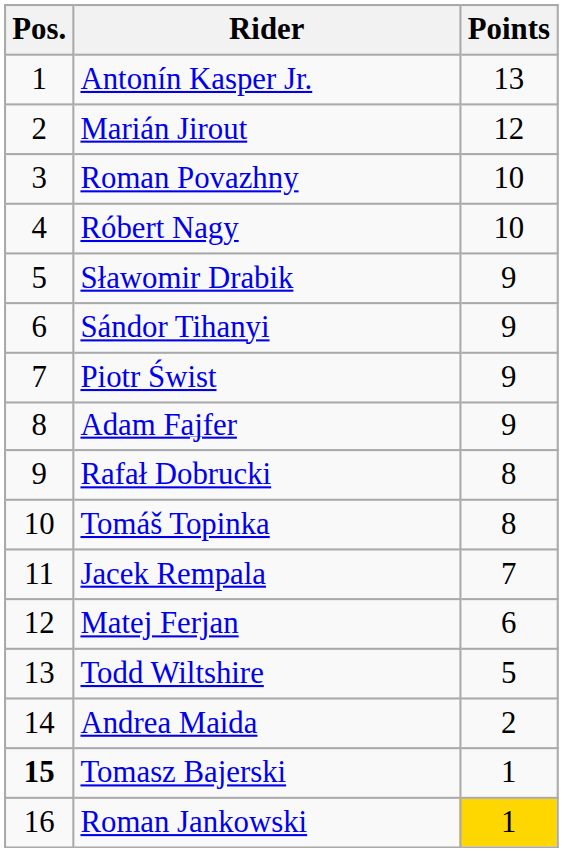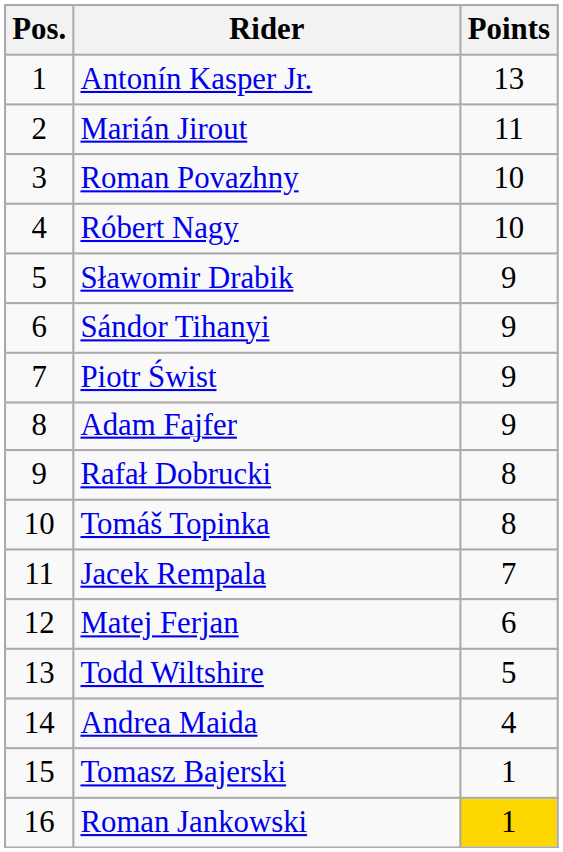(509, 128) 12 -> (509, 128) 11
(509, 722) 2 -> (509, 722) 4
(39, 772) bold -> (39, 772) normal
